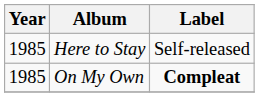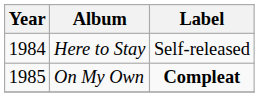(27, 48) 1985 -> (27, 48) 1984
